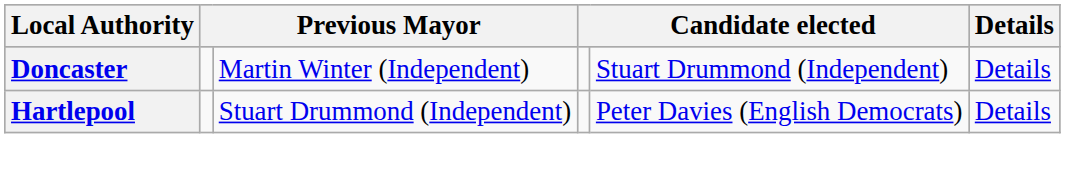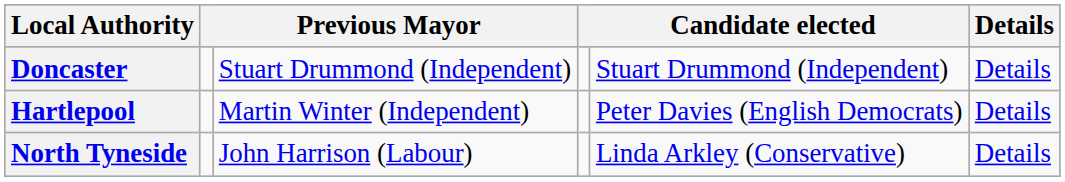(374, 68) Martin Winter (Independent) -> (395, 68) Stuart Drummond (Independent)
(395, 111) Stuart Drummond (Independent) -> (374, 111) Martin Winter (Independent)
+ row: (99, 153)
